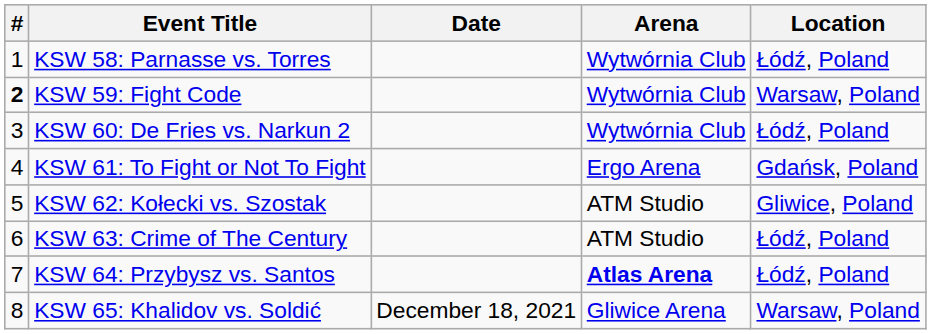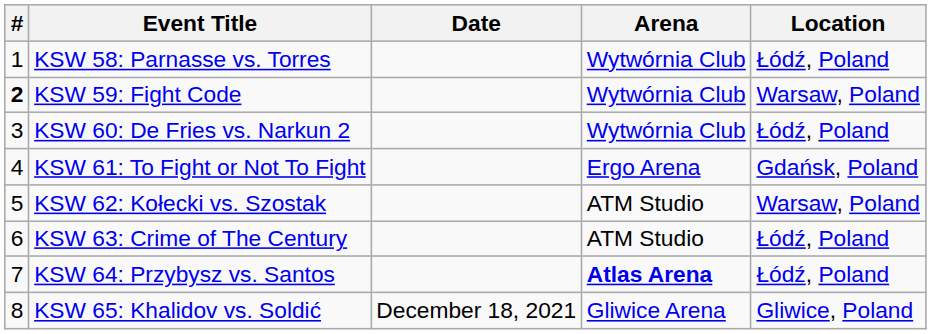(835, 203) Gliwice, Poland -> (838, 203) Warsaw, Poland
(838, 311) Warsaw, Poland -> (835, 311) Gliwice, Poland
